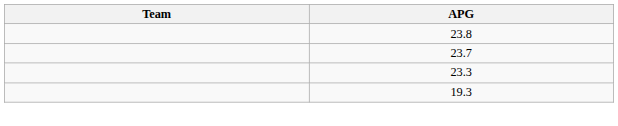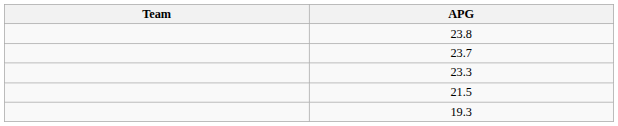+ row: (461, 92)
